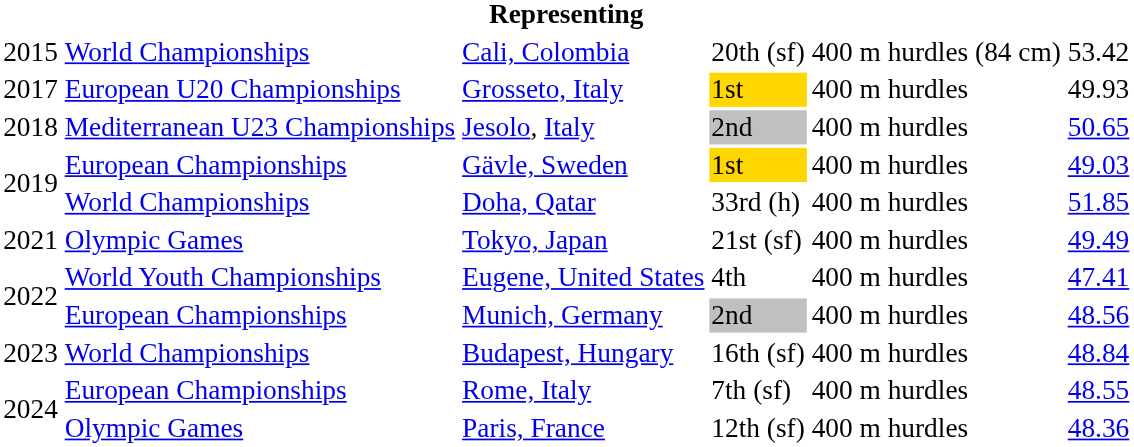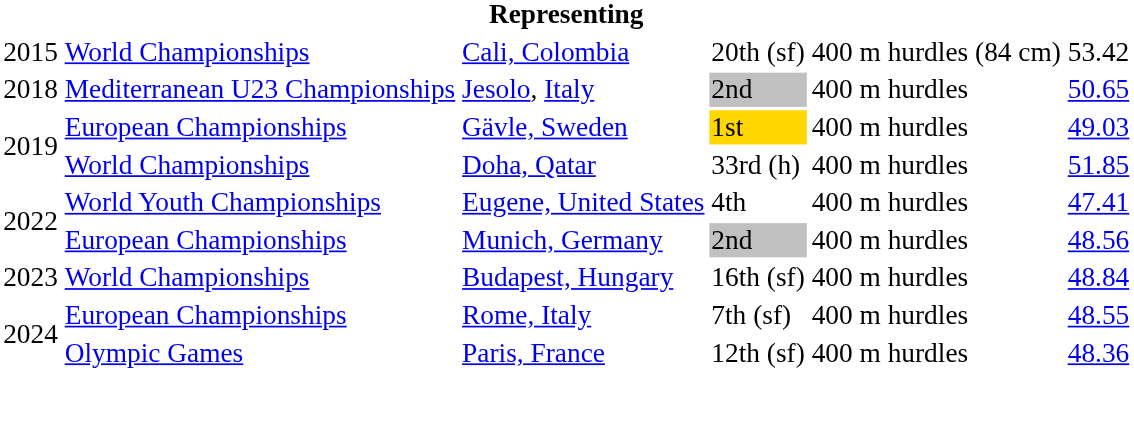- row: (543, 89)
- row: (535, 239)
